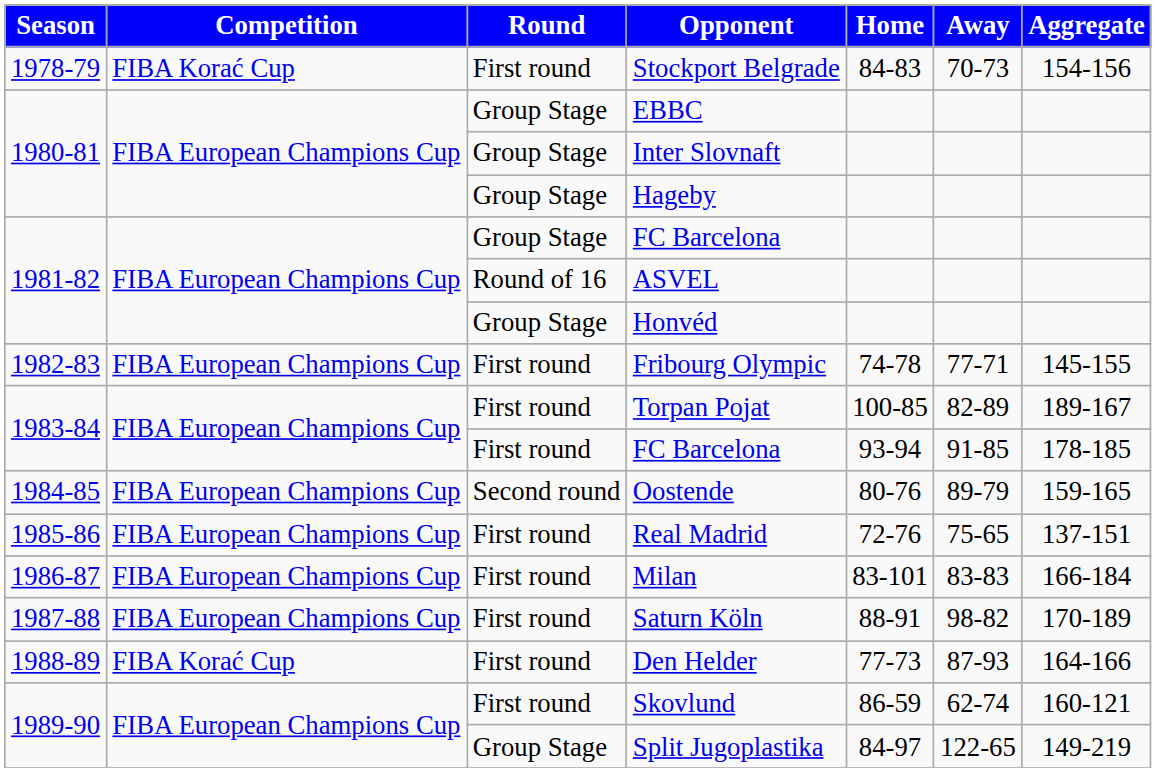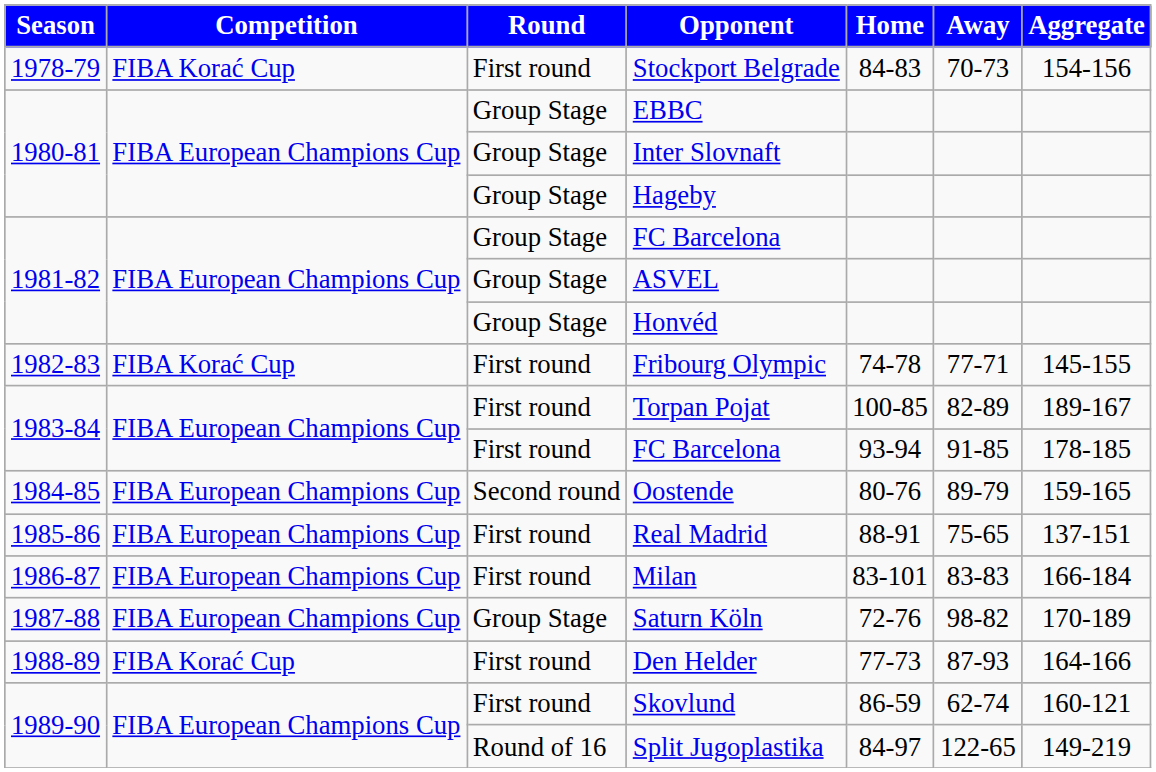(540, 279) Round of 16 -> (540, 279) Group Stage
(286, 364) FIBA European Champions Cup -> (204, 364) FIBA Korać Cup
(890, 534) 72-76 -> (890, 534) 88-91
(532, 618) First round -> (540, 618) Group Stage
(890, 618) 88-91 -> (890, 618) 72-76
(540, 746) Group Stage -> (540, 746) Round of 16
